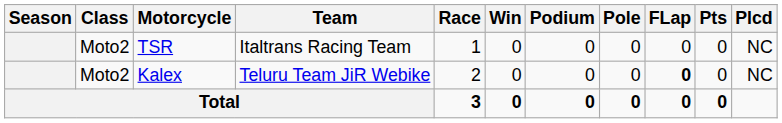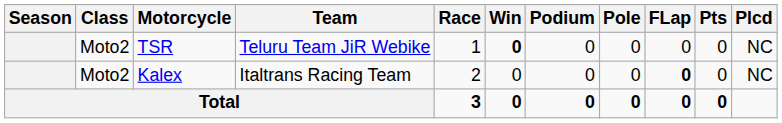(325, 46) Italtrans Racing Team -> (335, 46) Teluru Team JiR Webike
(517, 46) normal -> (517, 46) bold
(335, 74) Teluru Team JiR Webike -> (325, 74) Italtrans Racing Team
